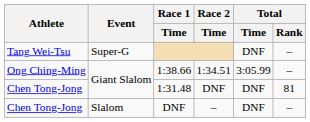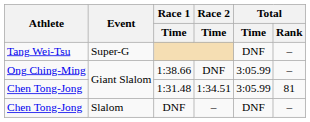(214, 70) 1:34.51 -> (214, 70) DNF
(214, 89) DNF -> (214, 89) 1:34.51
(253, 89) DNF -> (253, 89) 3:05.99
